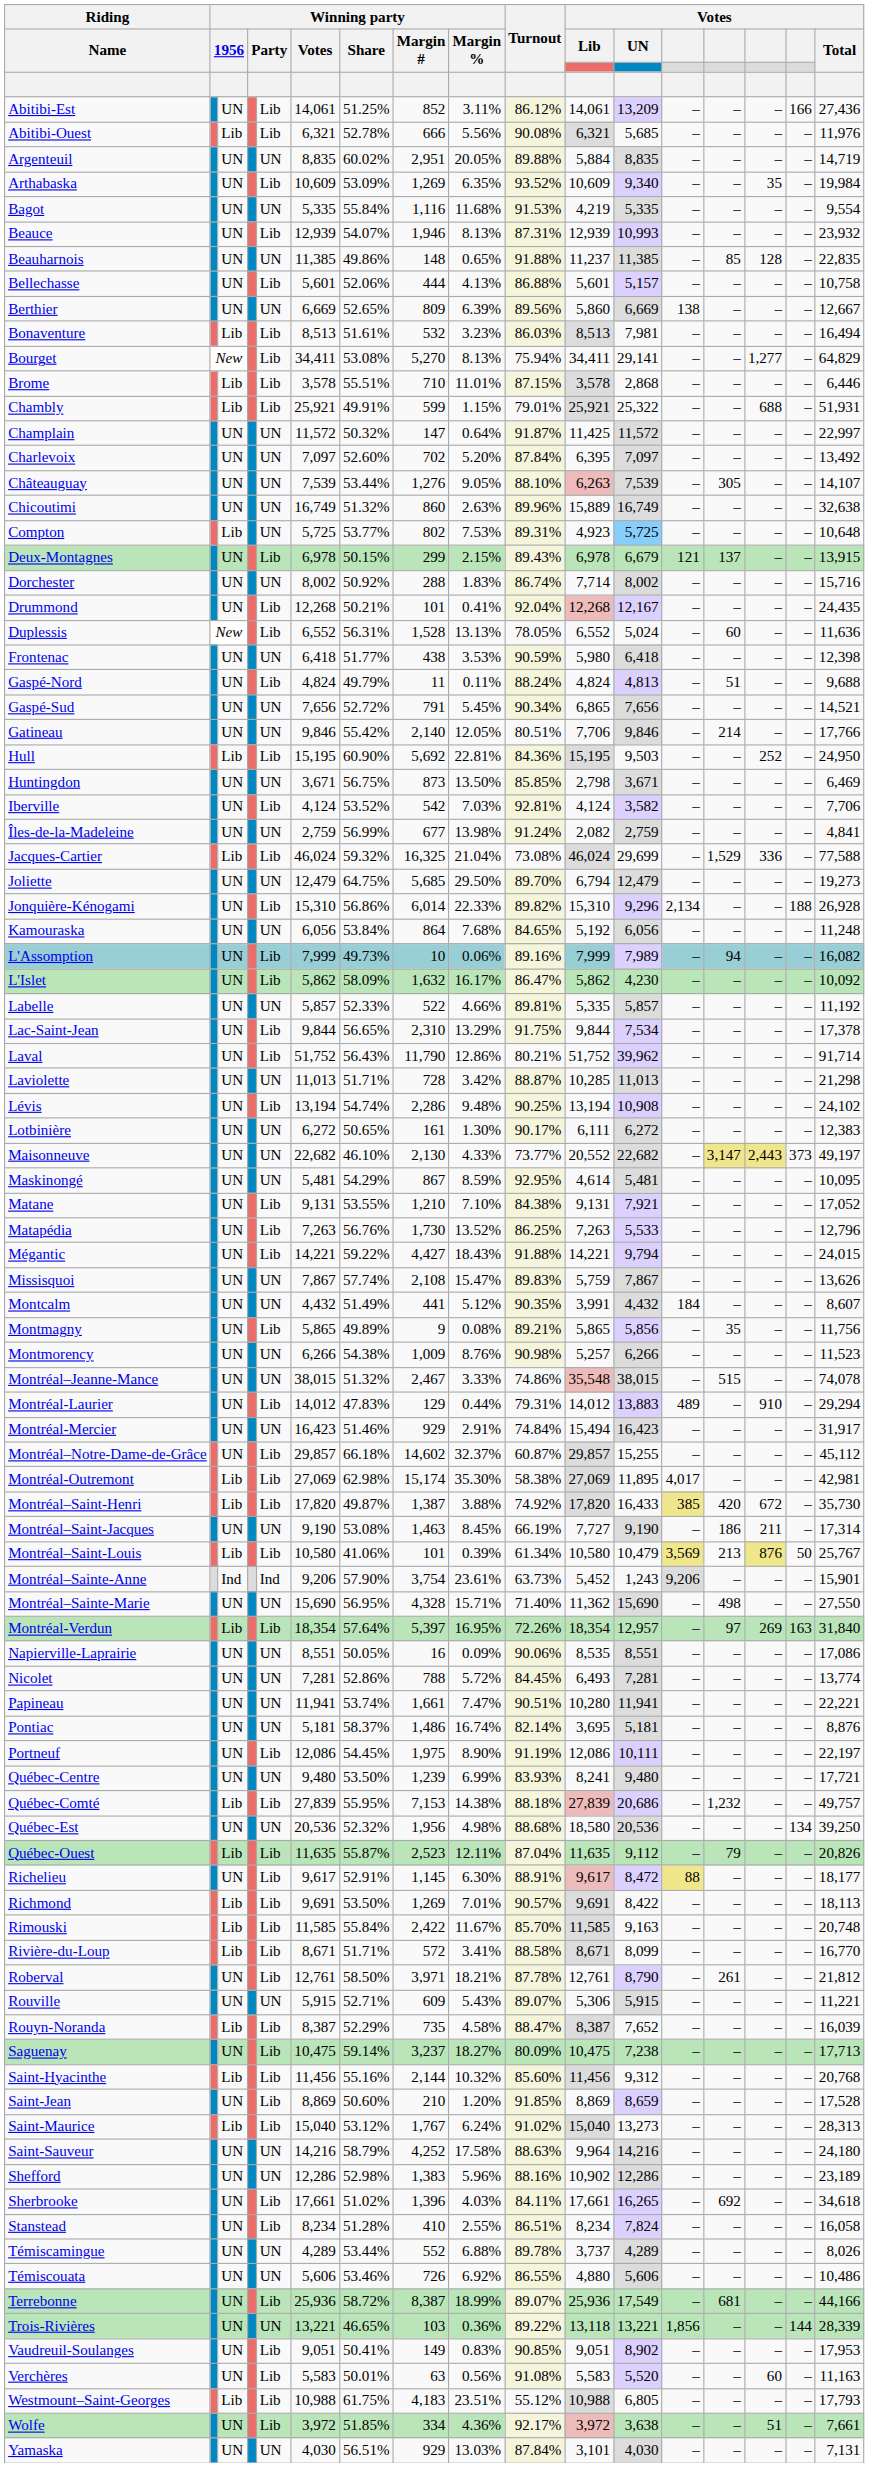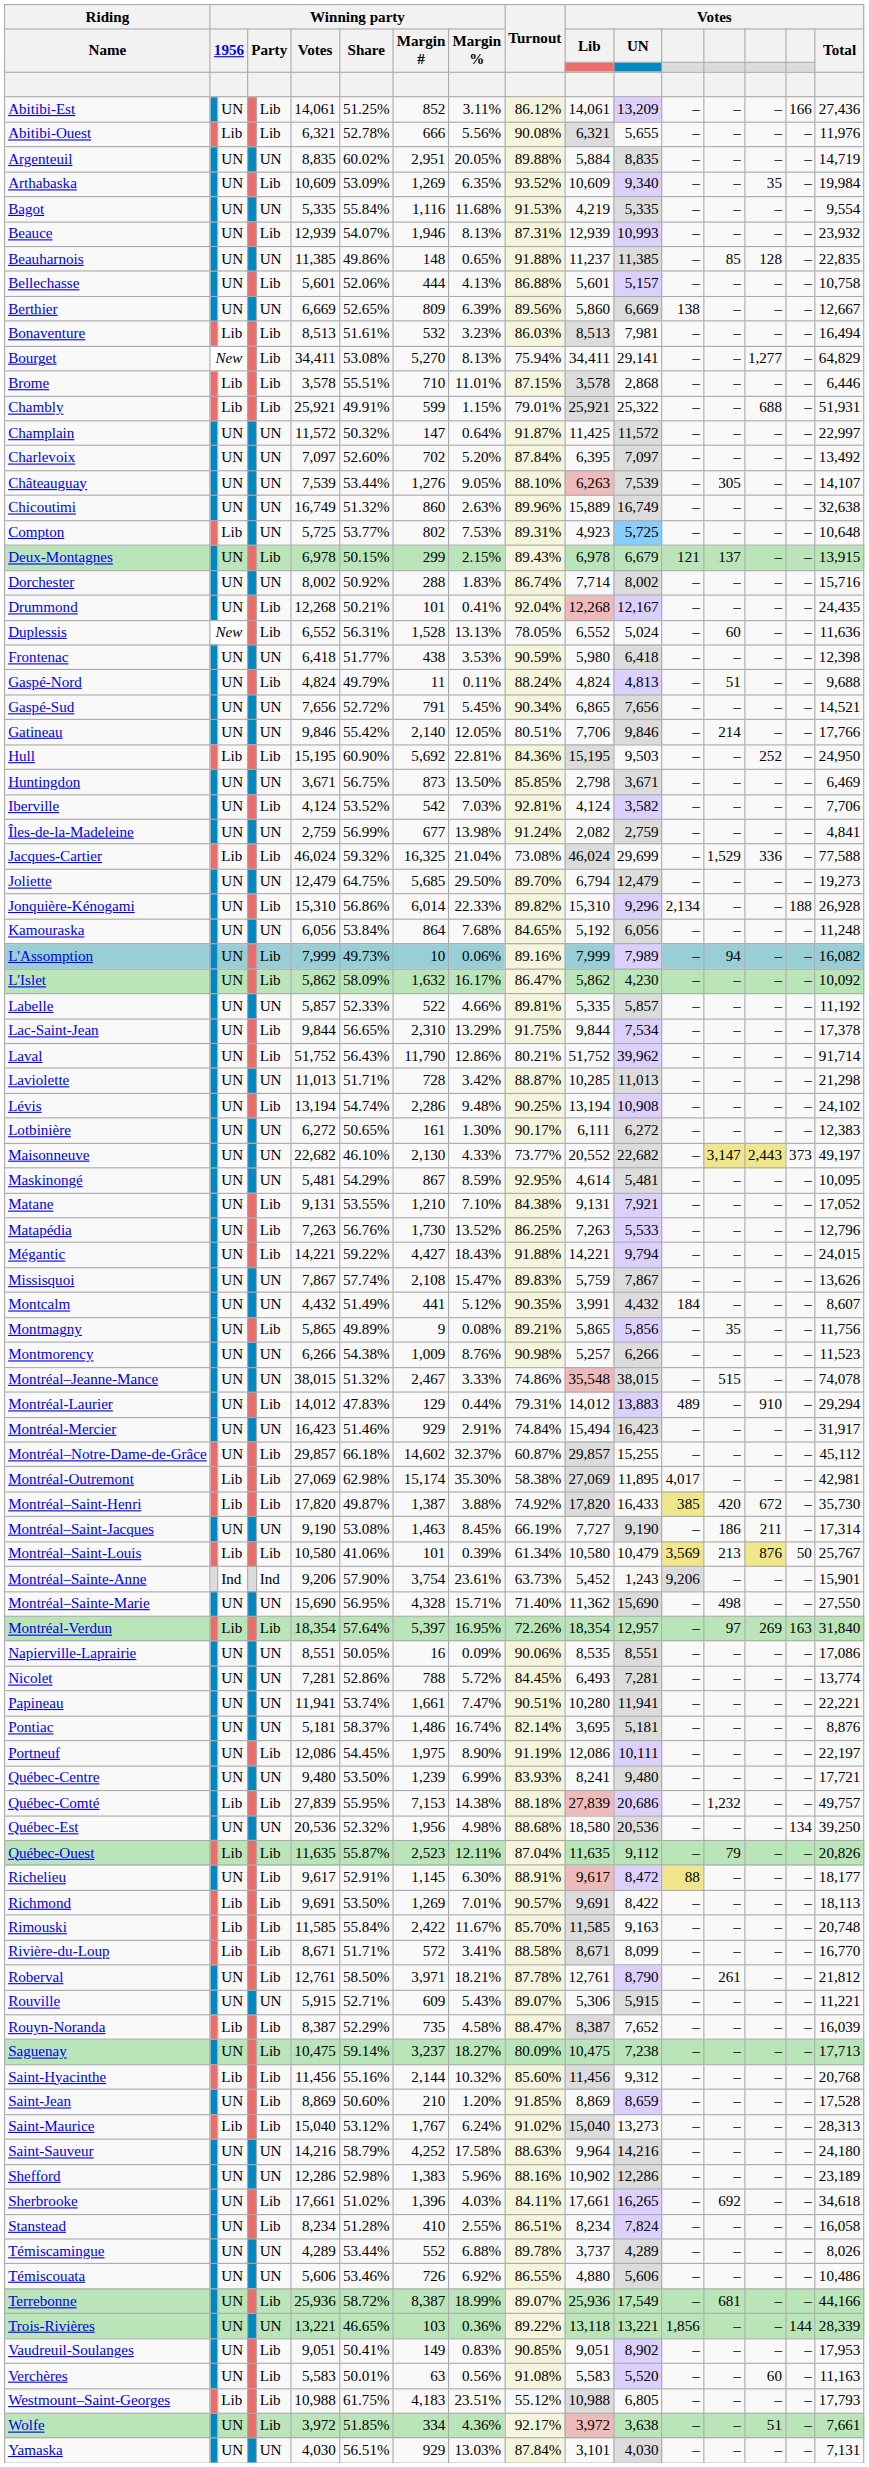(642, 133) 5,685 -> (642, 133) 5,655
